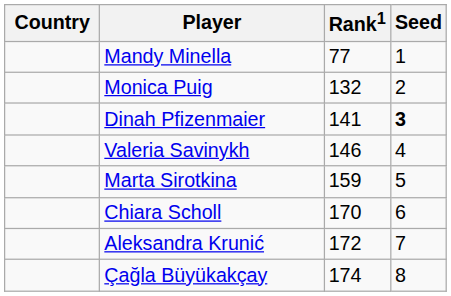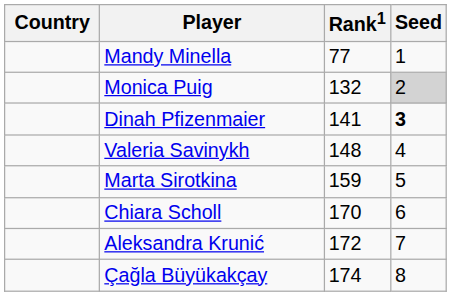(400, 87) no background -> (400, 87) lightgrey background
(345, 150) 146 -> (345, 150) 148
